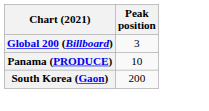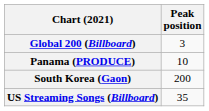+ row: (83, 97)
